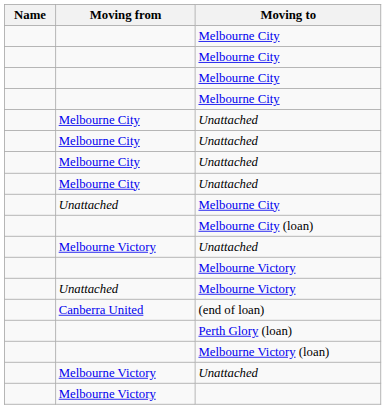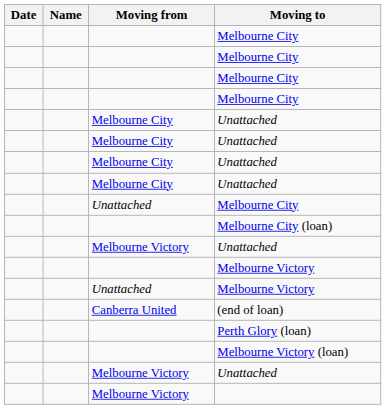+ column: (24, 15)
